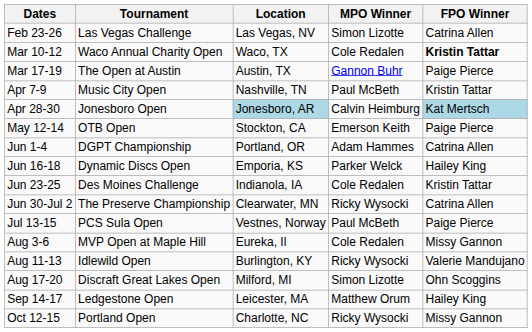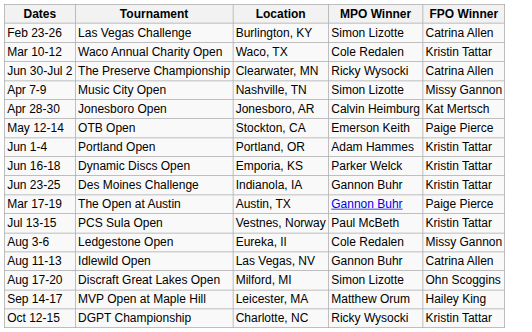(275, 33) Las Vegas, NV -> (274, 33) Burlington, KY
(462, 52) bold -> (459, 52) normal
rows swapped: (34, 71) <-> (40, 204)
(365, 90) Paul McBeth -> (368, 90) Simon Lizotte
(459, 90) Kristin Tattar -> (464, 90) Missy Gannon
(275, 109) lightblue background -> (275, 109) no background
(457, 109) lightblue background -> (457, 109) no background
(135, 147) DGPT Championship -> (117, 147) Portland Open
(459, 147) Catrina Allen -> (459, 147) Kristin Tattar
(456, 166) Hailey King -> (459, 166) Kristin Tattar
(368, 185) Cole Redalen -> (367, 185) Gannon Buhr
(459, 223) Paige Pierce -> (459, 223) Kristin Tattar
(142, 242) MVP Open at Maple Hill -> (126, 242) Ledgestone Open
(274, 261) Burlington, KY -> (275, 261) Las Vegas, NV
(370, 261) Ricky Wysocki -> (367, 261) Gannon Buhr
(475, 261) Valerie Mandujano -> (459, 261) Catrina Allen
(126, 299) Ledgestone Open -> (142, 299) MVP Open at Maple Hill
(117, 318) Portland Open -> (135, 318) DGPT Championship
(464, 318) Missy Gannon -> (459, 318) Kristin Tattar
